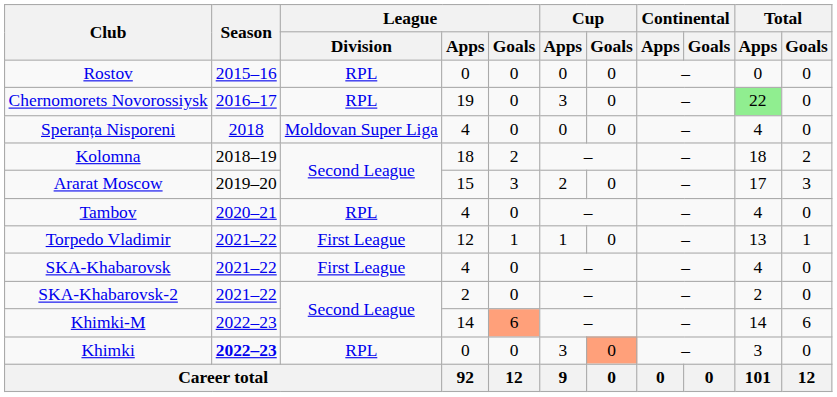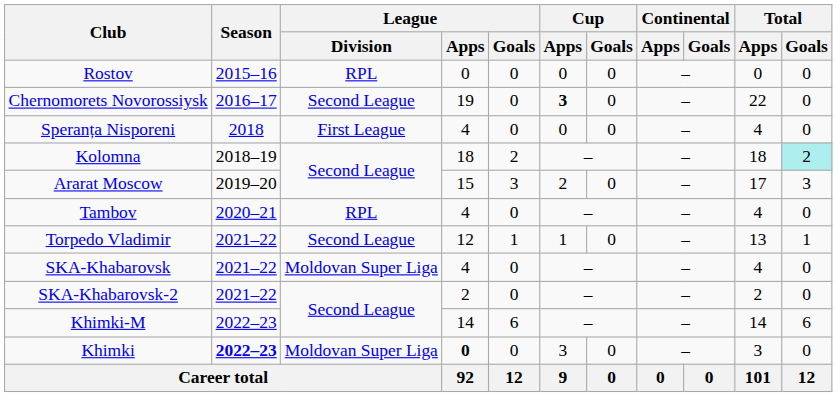(361, 101) RPL -> (361, 101) Second League
(563, 101) normal -> (563, 101) bold
(758, 101) lightgreen background -> (758, 101) no background
(361, 128) Moldovan Super Liga -> (361, 128) First League
(807, 156) no background -> (807, 156) paleturquoise background
(361, 239) First League -> (361, 239) Second League
(361, 267) First League -> (361, 267) Moldovan Super Liga
(514, 322) lightsalmon background -> (514, 322) no background
(361, 350) RPL -> (361, 350) Moldovan Super Liga
(465, 350) normal -> (465, 350) bold
(612, 350) lightsalmon background -> (612, 350) no background
